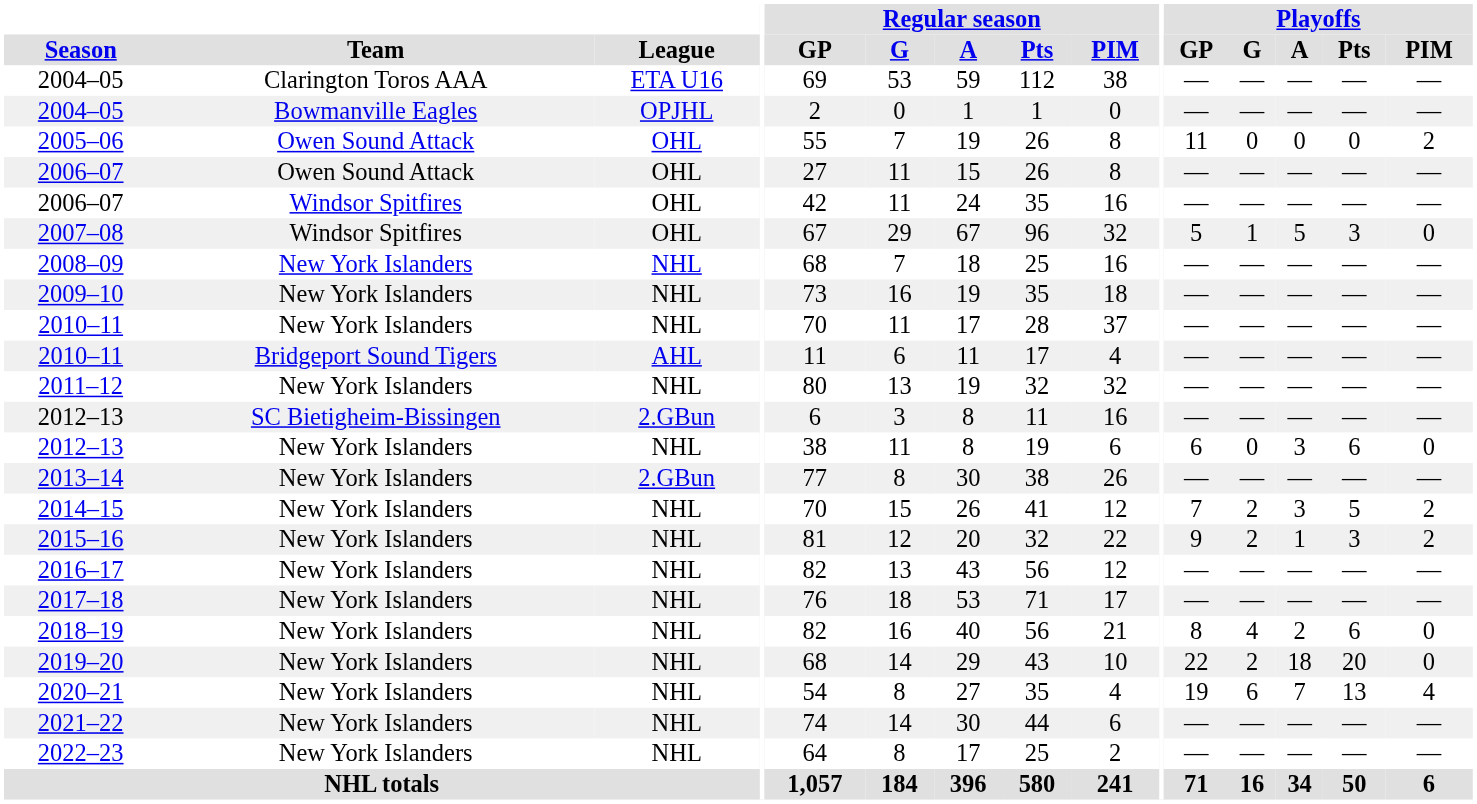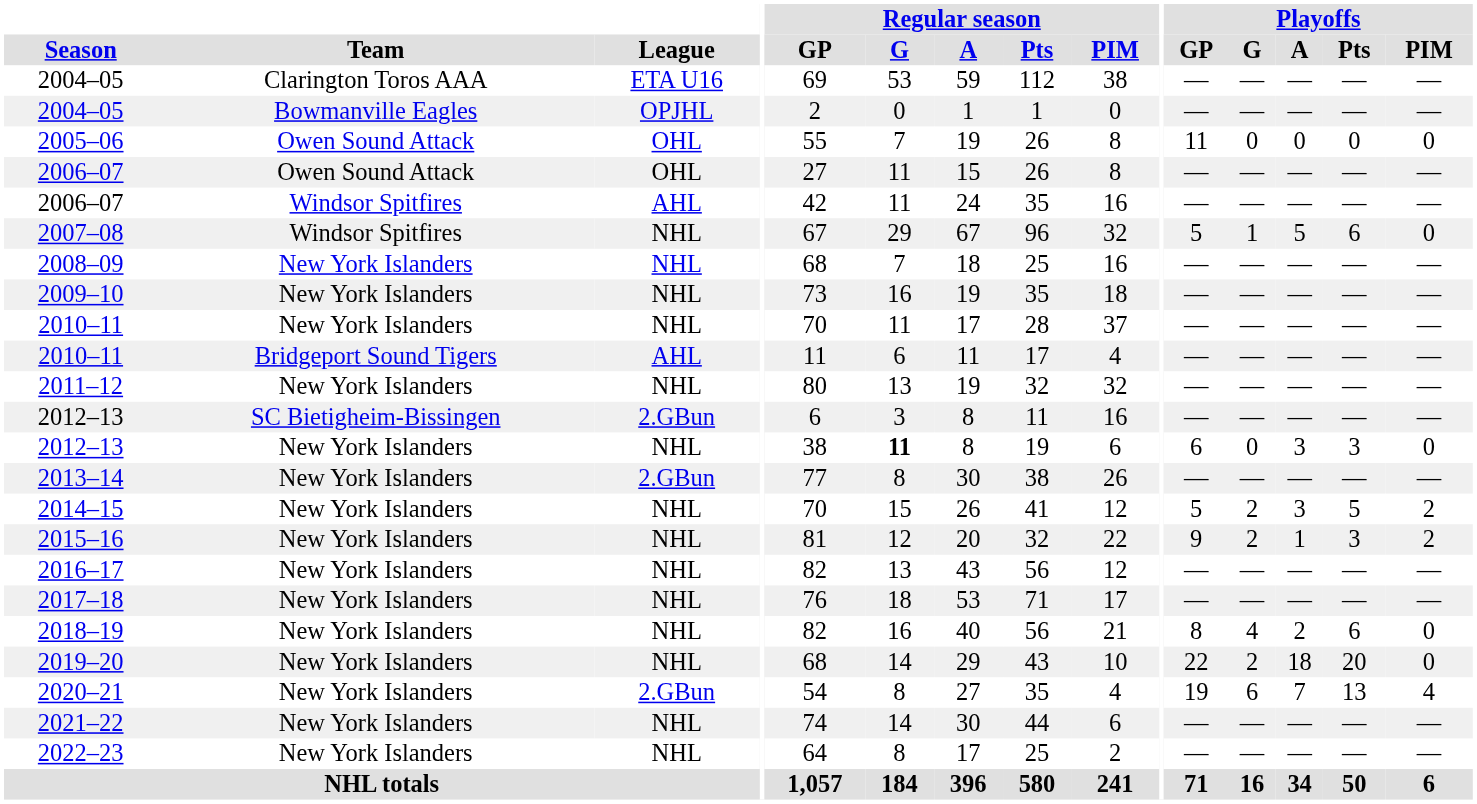(1429, 141) 2 -> (1429, 141) 0
(677, 202) OHL -> (677, 202) AHL
(677, 233) OHL -> (677, 233) NHL
(1354, 233) 3 -> (1354, 233) 6
(899, 447) normal -> (899, 447) bold
(1354, 447) 6 -> (1354, 447) 3
(1196, 508) 7 -> (1196, 508) 5
(677, 692) NHL -> (677, 692) 2.GBun
